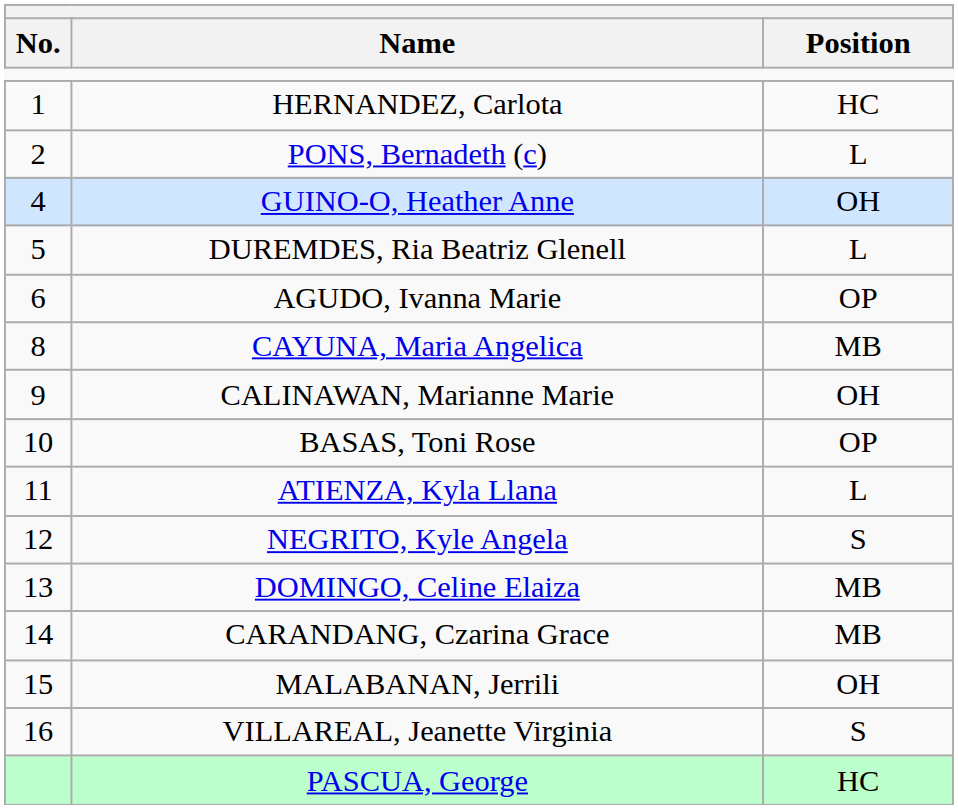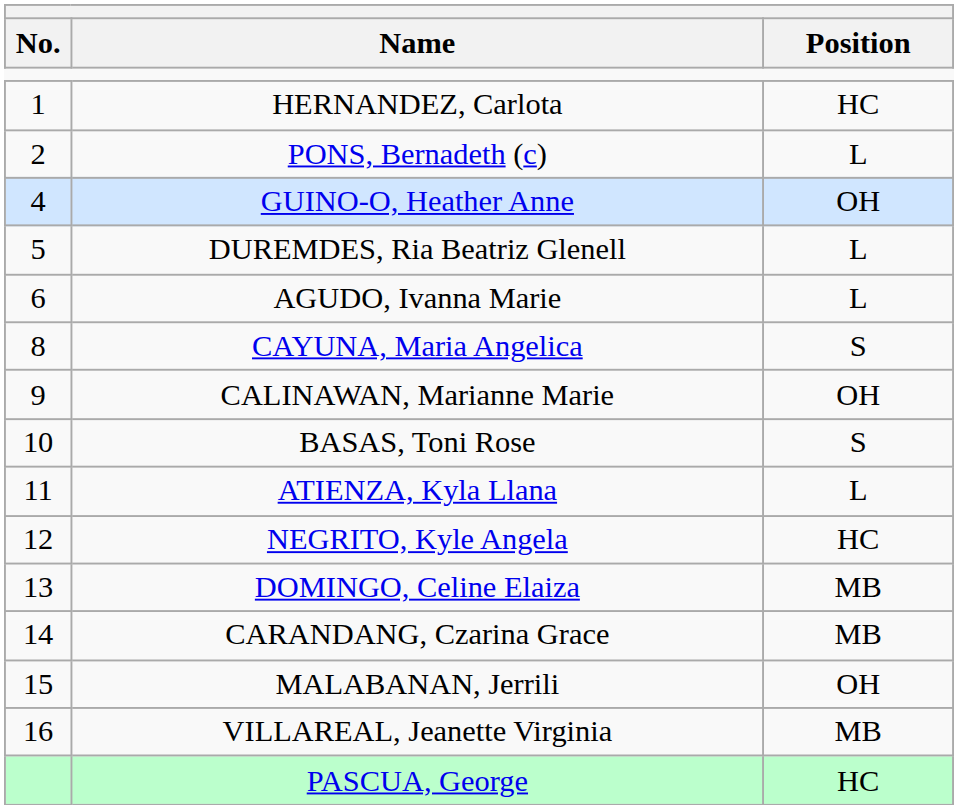(858, 297) OP -> (858, 297) L
(858, 345) MB -> (858, 345) S
(858, 442) OP -> (858, 442) S
(858, 538) S -> (858, 538) HC
(858, 731) S -> (858, 731) MB
